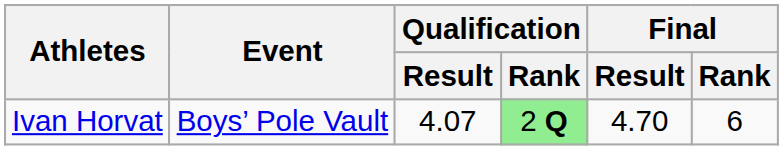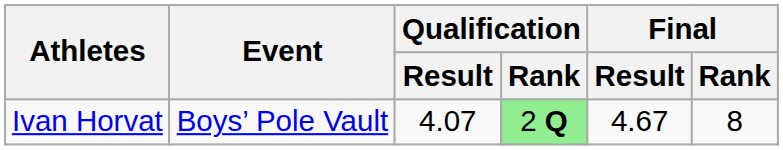(640, 122) 4.70 -> (640, 122) 4.67
(735, 122) 6 -> (735, 122) 8
